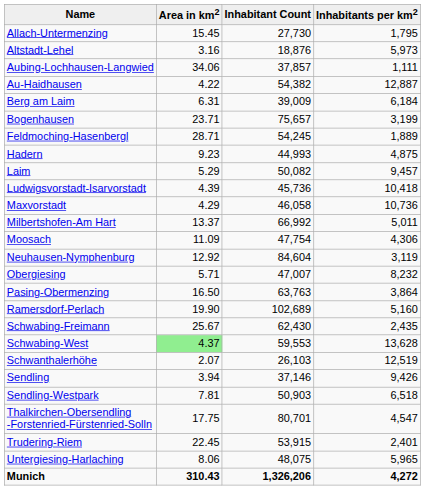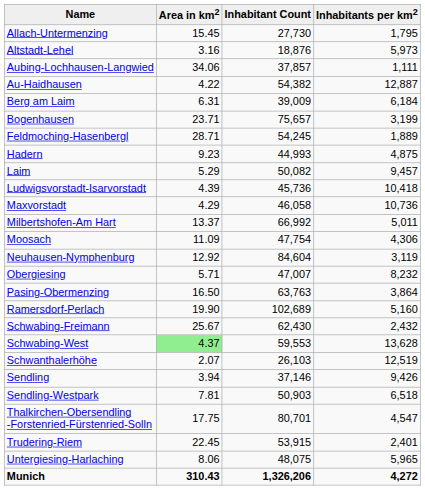(404, 326) 2,435 -> (404, 326) 2,432
